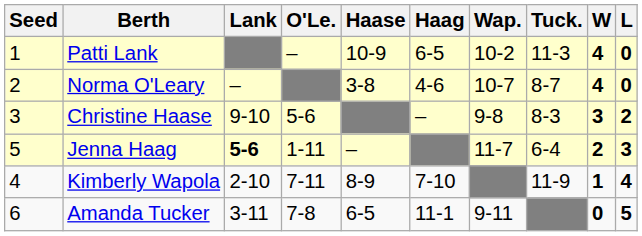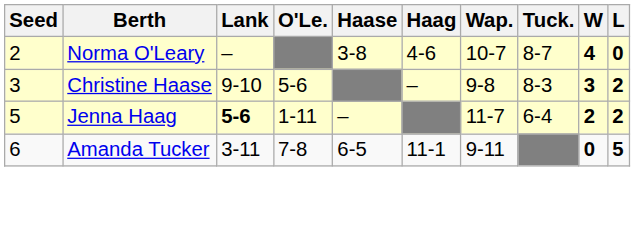- row: (112, 52)
(626, 149) 3 -> (618, 117) 2
- row: (144, 181)
